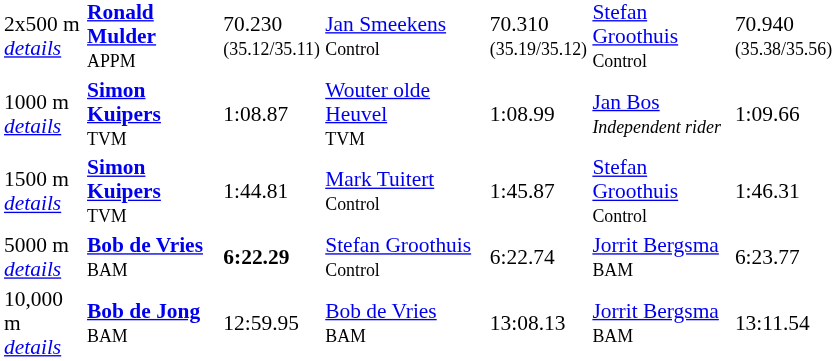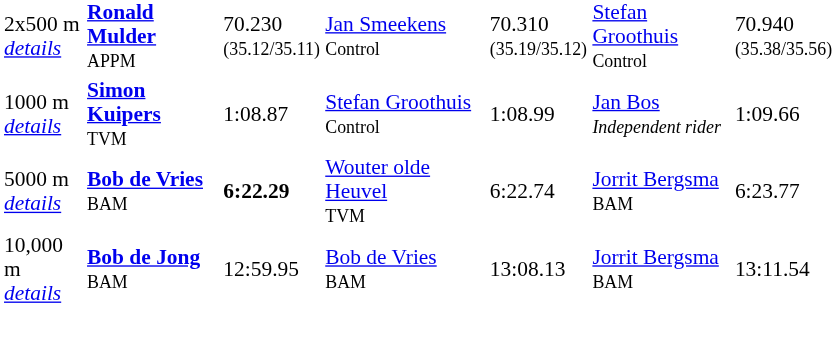(378, 113) Wouter olde Heuvel TVM -> (398, 113) Stefan Groothuis Control
- row: (36, 191)
(398, 257) Stefan Groothuis Control -> (378, 191) Wouter olde Heuvel TVM
